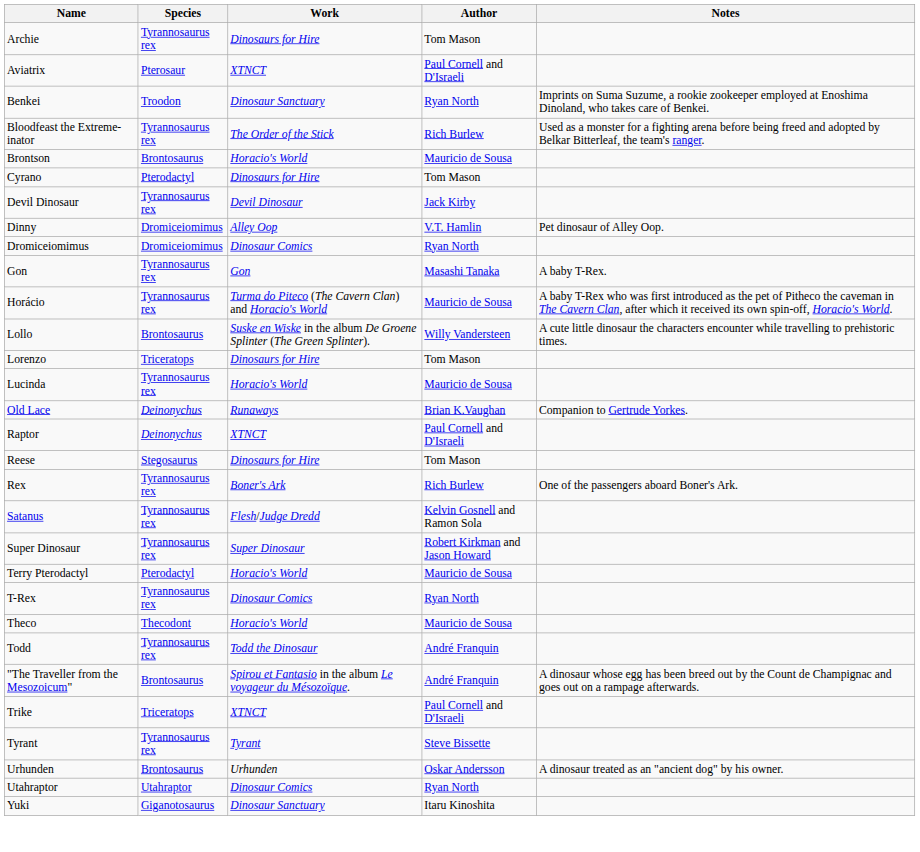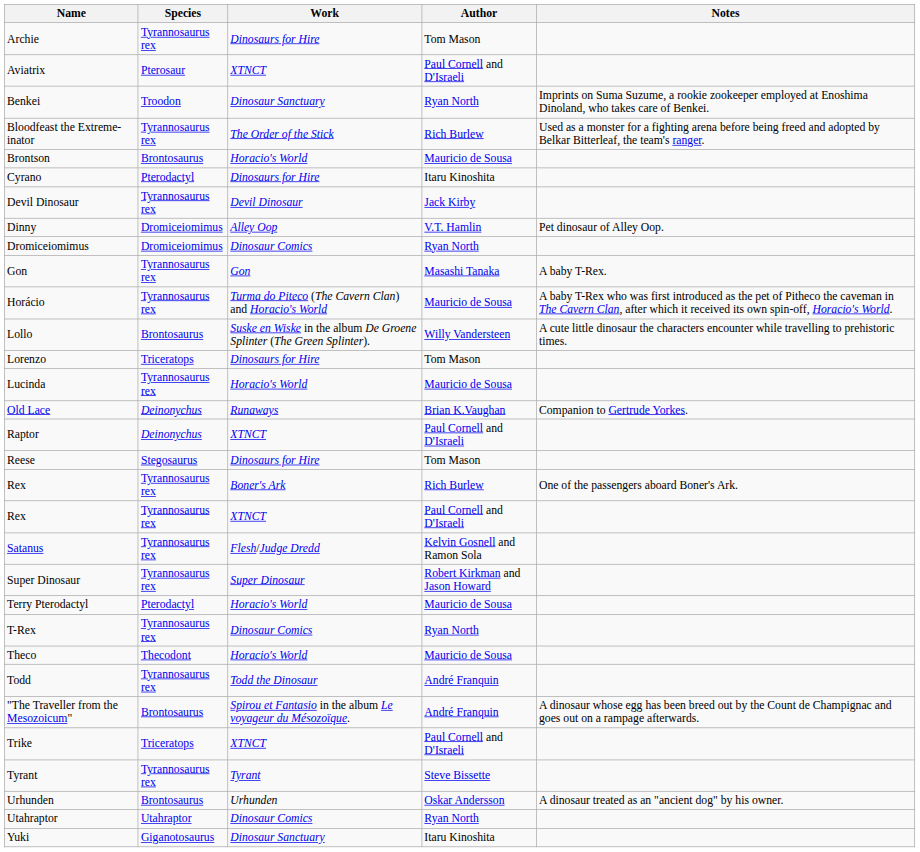(452, 177) Tom Mason -> (460, 177) Itaru Kinoshita
+ row: (16, 516)
